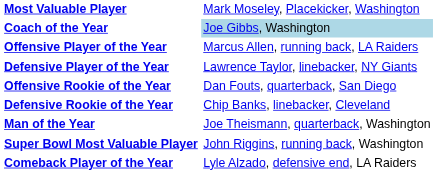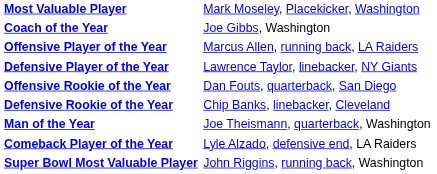(267, 28) lightblue background -> (267, 28) no background
rows swapped: (89, 163) <-> (101, 143)
